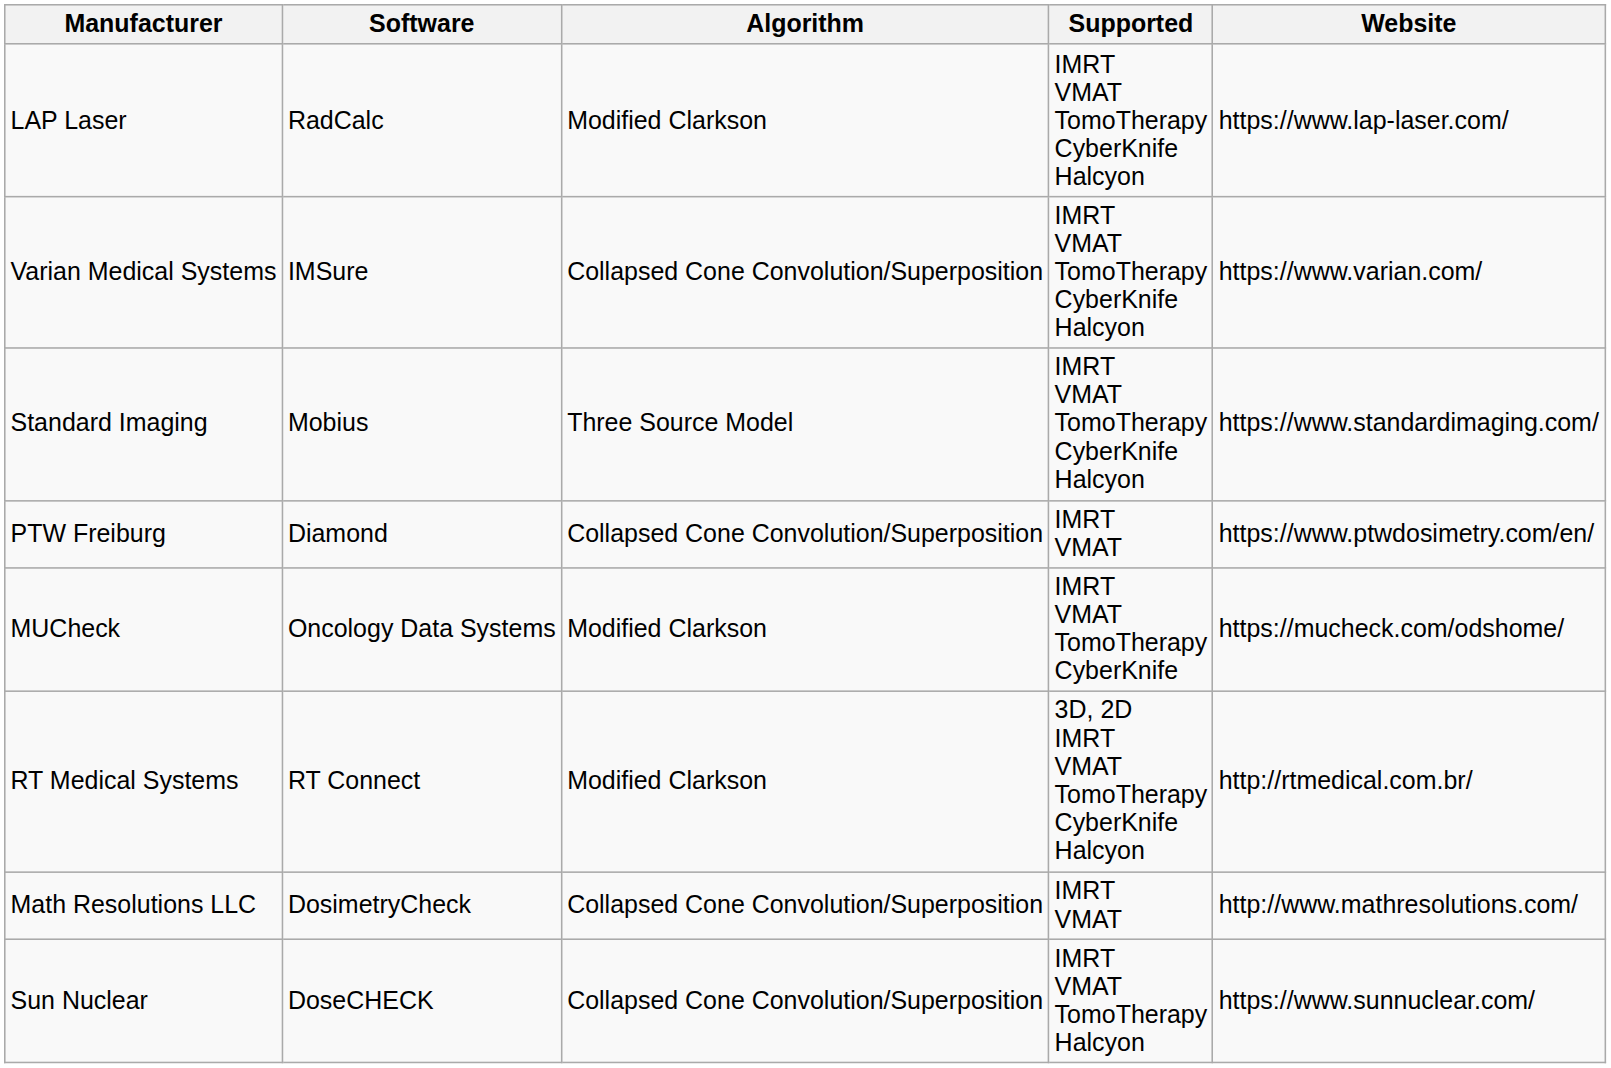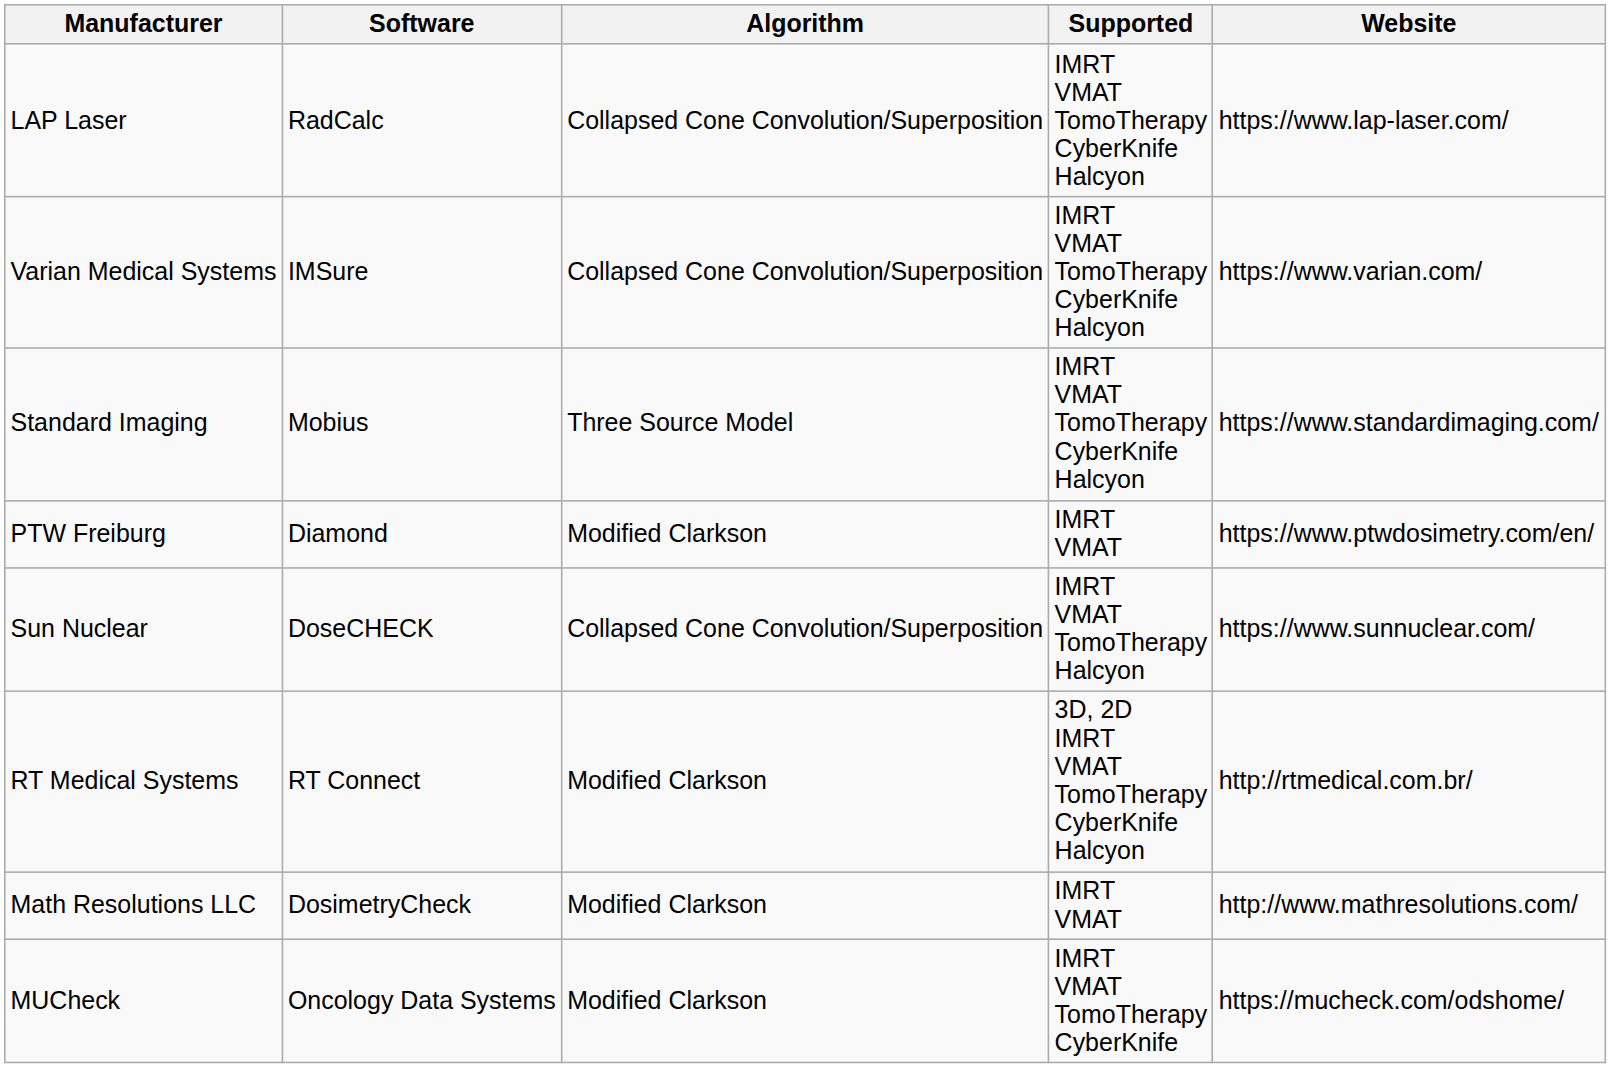(667, 120) Modified Clarkson -> (805, 120) Collapsed Cone Convolution/Superposition
(805, 533) Collapsed Cone Convolution/Superposition -> (667, 533) Modified Clarkson
rows swapped: (79, 1000) <-> (65, 629)
(805, 905) Collapsed Cone Convolution/Superposition -> (667, 905) Modified Clarkson
